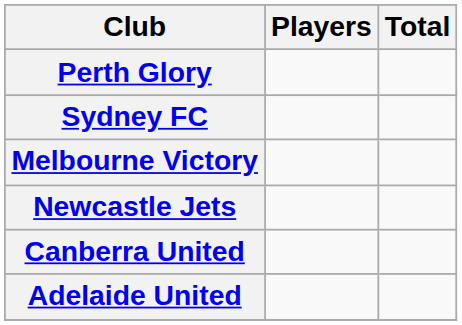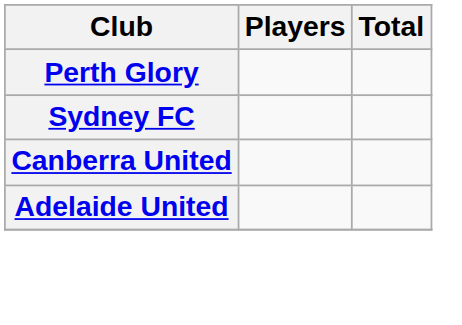- row: (135, 161)
- row: (135, 206)
